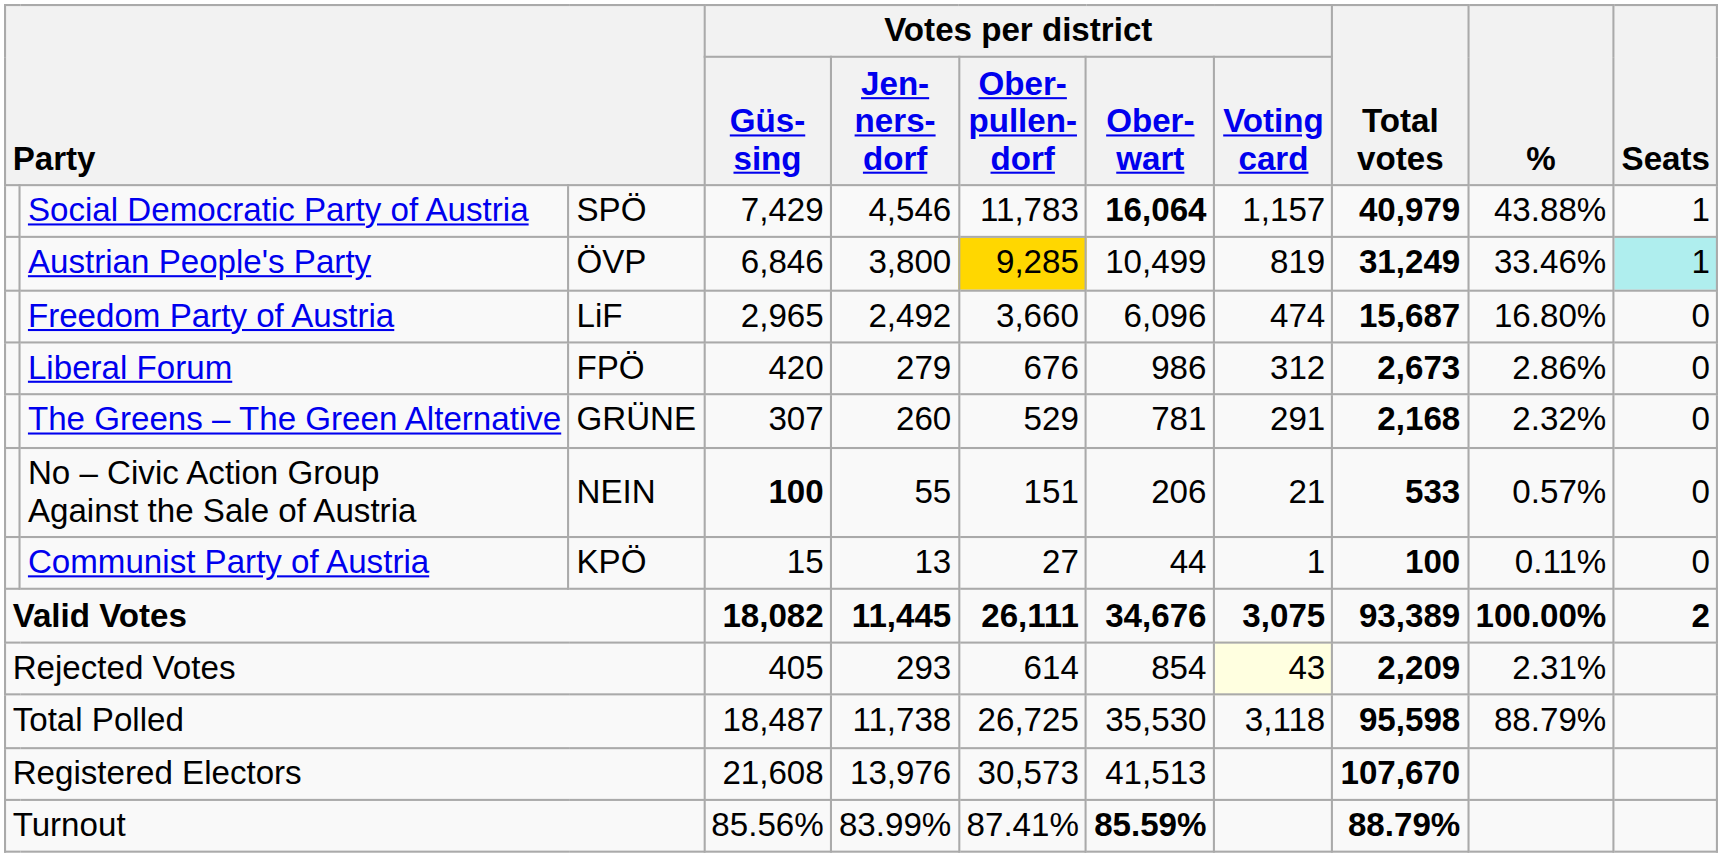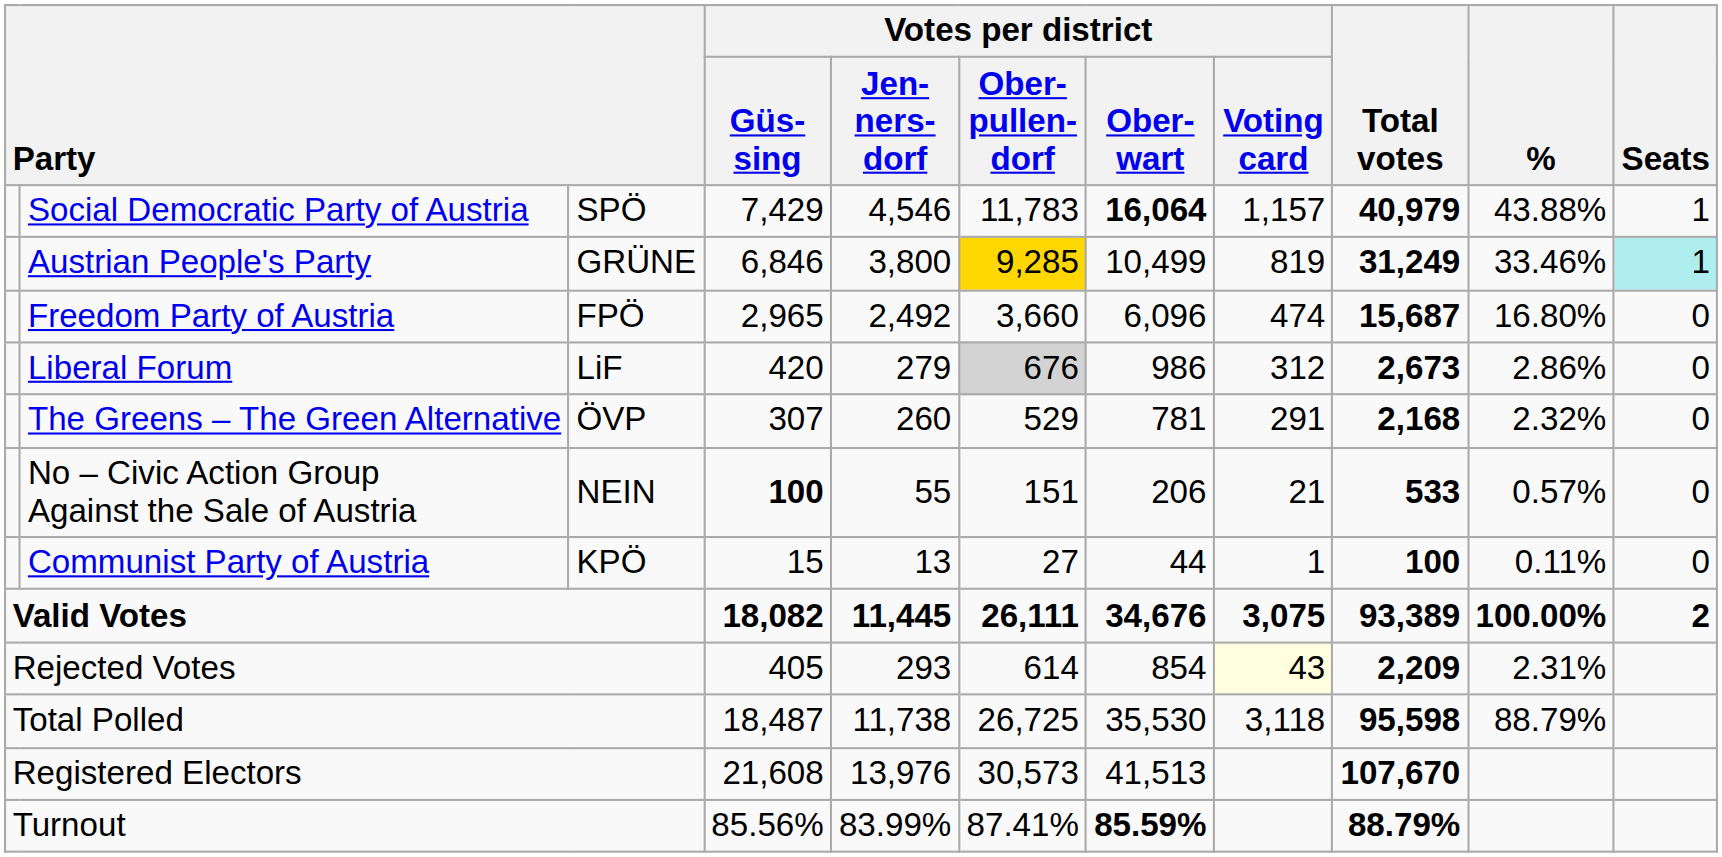(611, 262) ÖVP -> (636, 262) GRÜNE
(599, 315) LiF -> (611, 315) FPÖ
(611, 367) FPÖ -> (599, 367) LiF
(1051, 367) no background -> (1051, 367) lightgrey background
(636, 420) GRÜNE -> (611, 420) ÖVP
